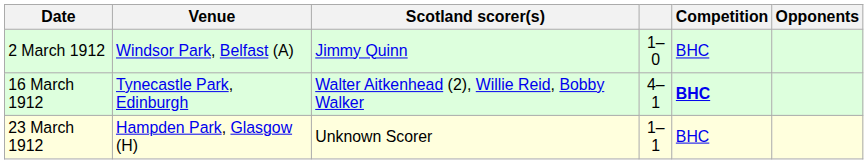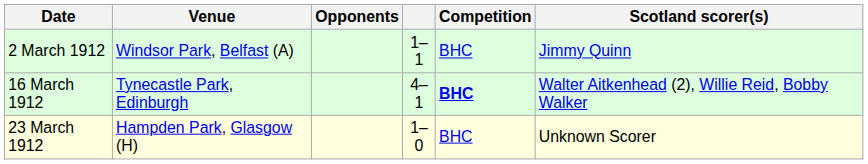columns swapped: (817, 17) <-> (475, 17)
(656, 51) 1–0 -> (419, 51) 1–1
(656, 136) 1–1 -> (419, 136) 1–0
